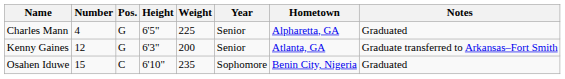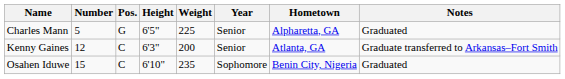(77, 30) 4 -> (77, 30) 5
(122, 47) G -> (122, 47) C
